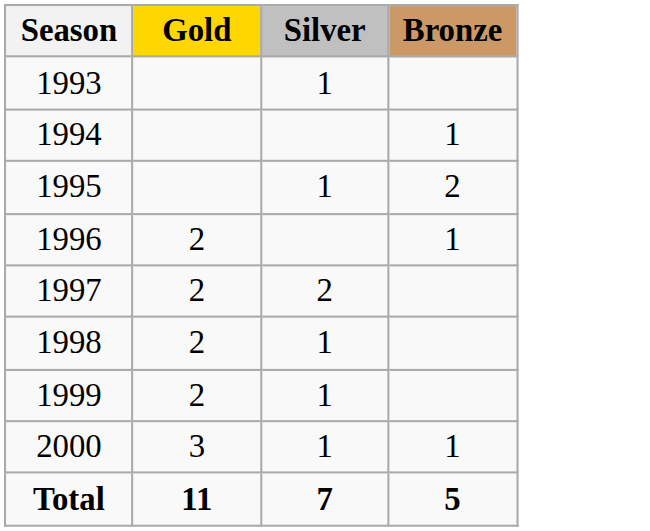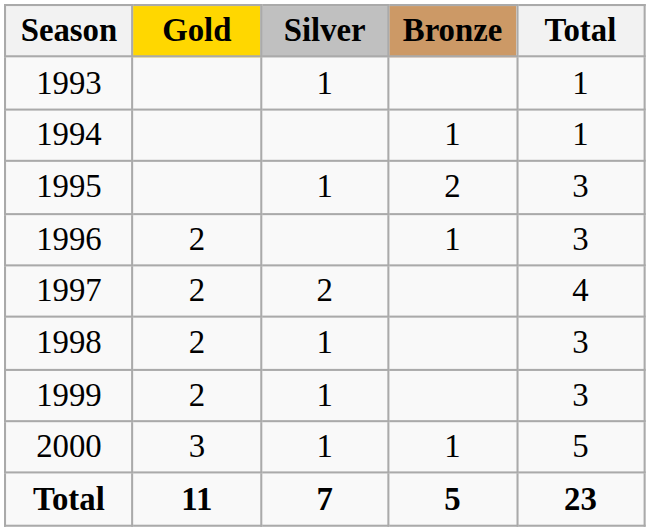+ column: (580, 30)
